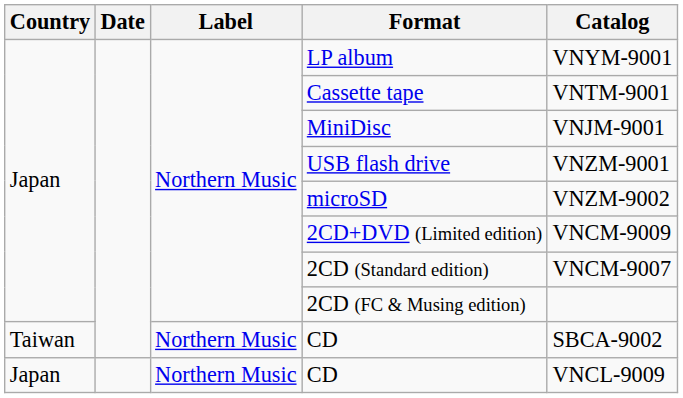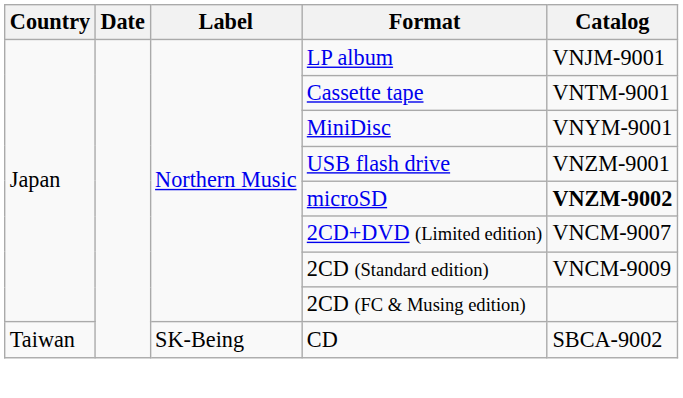(612, 57) VNYM-9001 -> (609, 57) VNJM-9001
(609, 127) VNJM-9001 -> (612, 127) VNYM-9001
(611, 198) normal -> (612, 198) bold
(612, 233) VNCM-9009 -> (612, 233) VNCM-9007
(612, 269) VNCM-9007 -> (612, 269) VNCM-9009
(226, 339) Northern Music -> (200, 339) SK-Being
- row: (35, 374)
